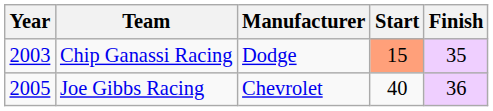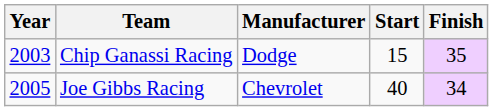(397, 55) lightsalmon background -> (397, 55) no background
(456, 89) 36 -> (456, 89) 34
